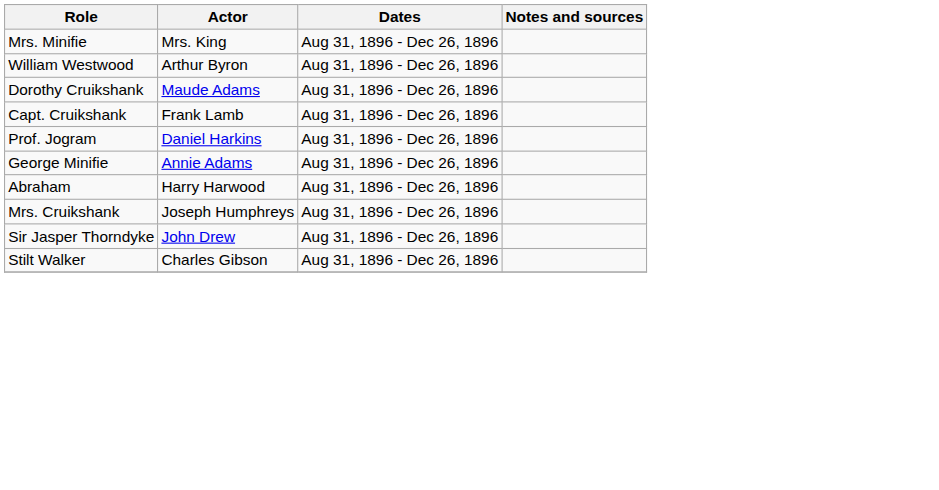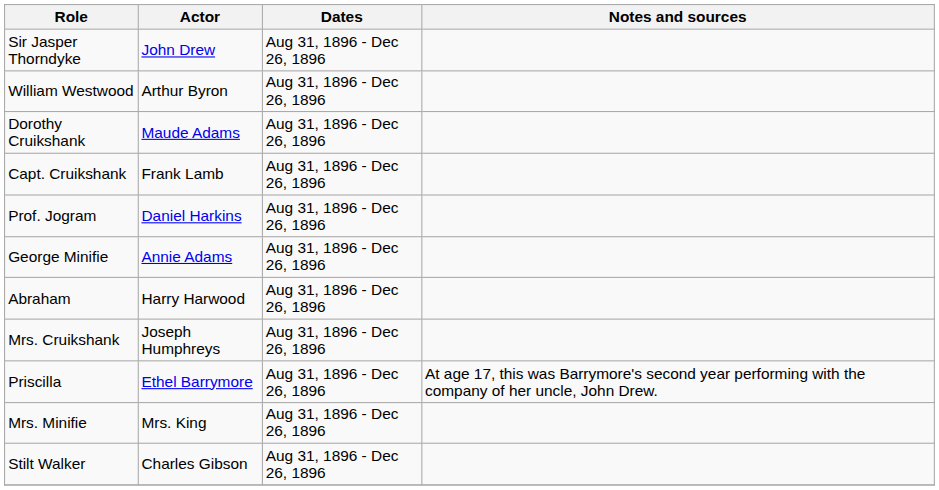rows swapped: (81, 236) <-> (48, 41)
+ row: (35, 382)
